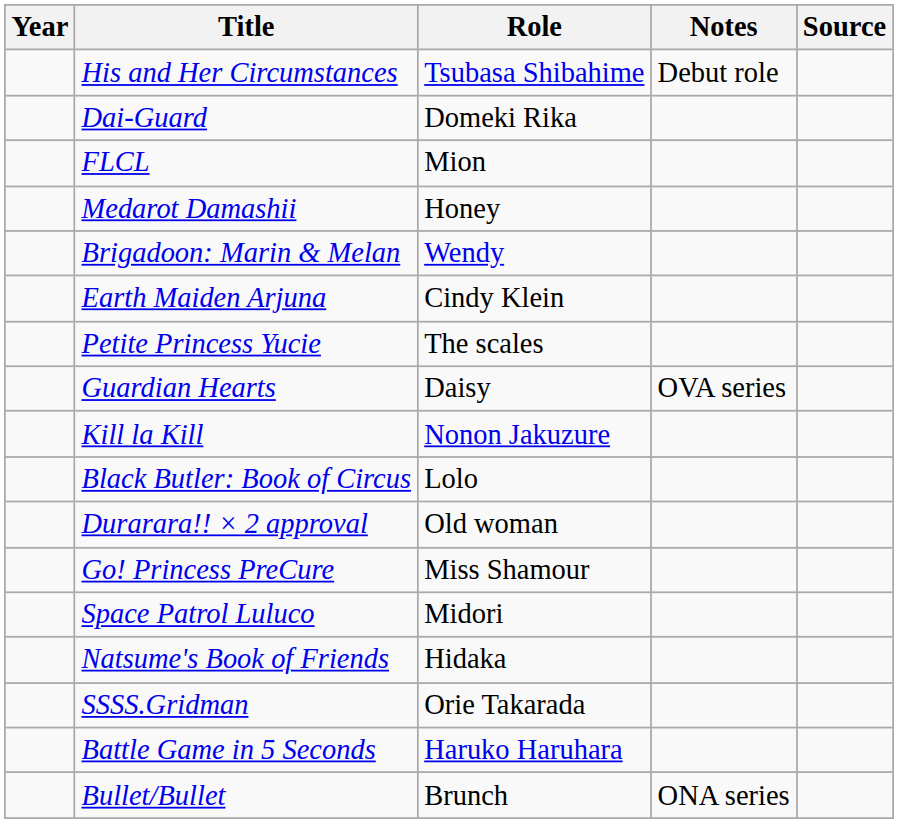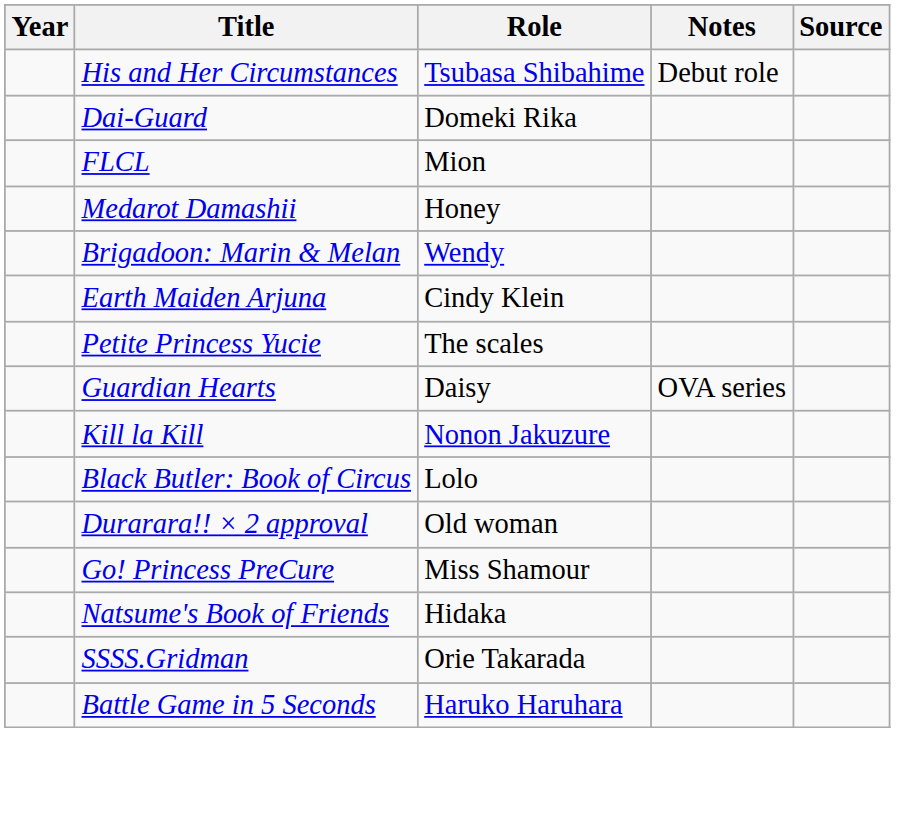- row: (198, 614)
- row: (153, 794)
